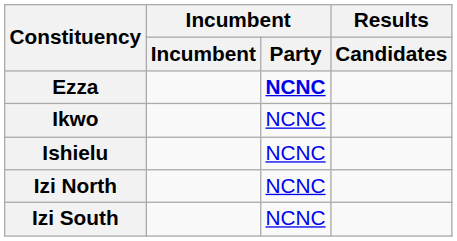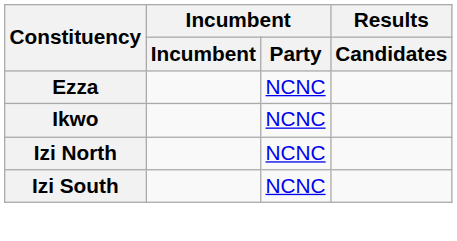(296, 86) bold -> (296, 86) normal
- row: (75, 152)
